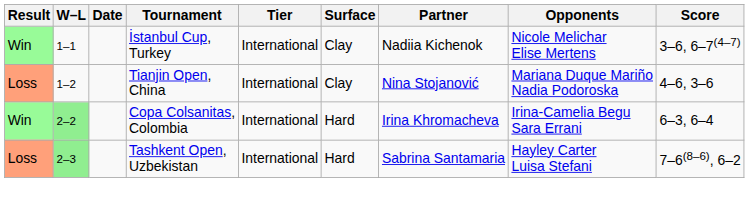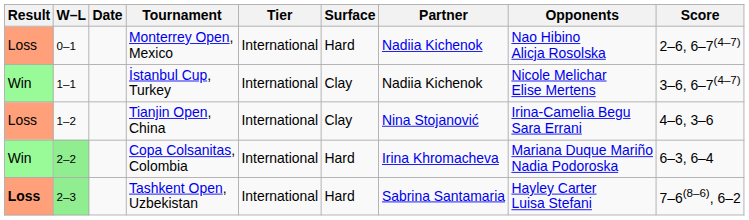+ row: (181, 45)
(582, 83) Mariana Duque Mariño Nadia Podoroska -> (571, 120) Irina-Camelia Begu Sara Errani
(571, 120) Irina-Camelia Begu Sara Errani -> (582, 158) Mariana Duque Mariño Nadia Podoroska
(22, 158) normal -> (24, 196) bold
